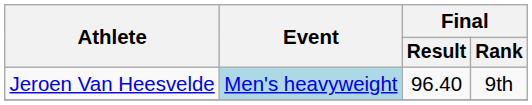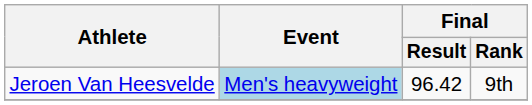(436, 84) 96.40 -> (436, 84) 96.42
